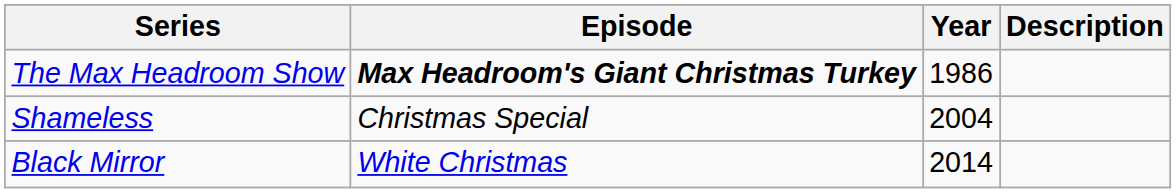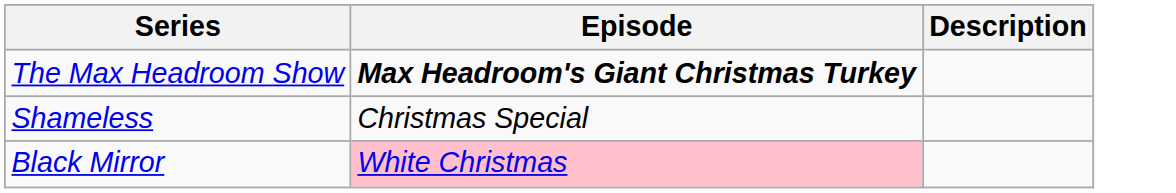- column: (961, 27)
(462, 163) no background -> (462, 163) pink background
